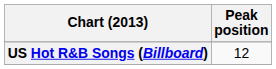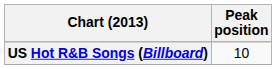(241, 53) 12 -> (241, 53) 10
